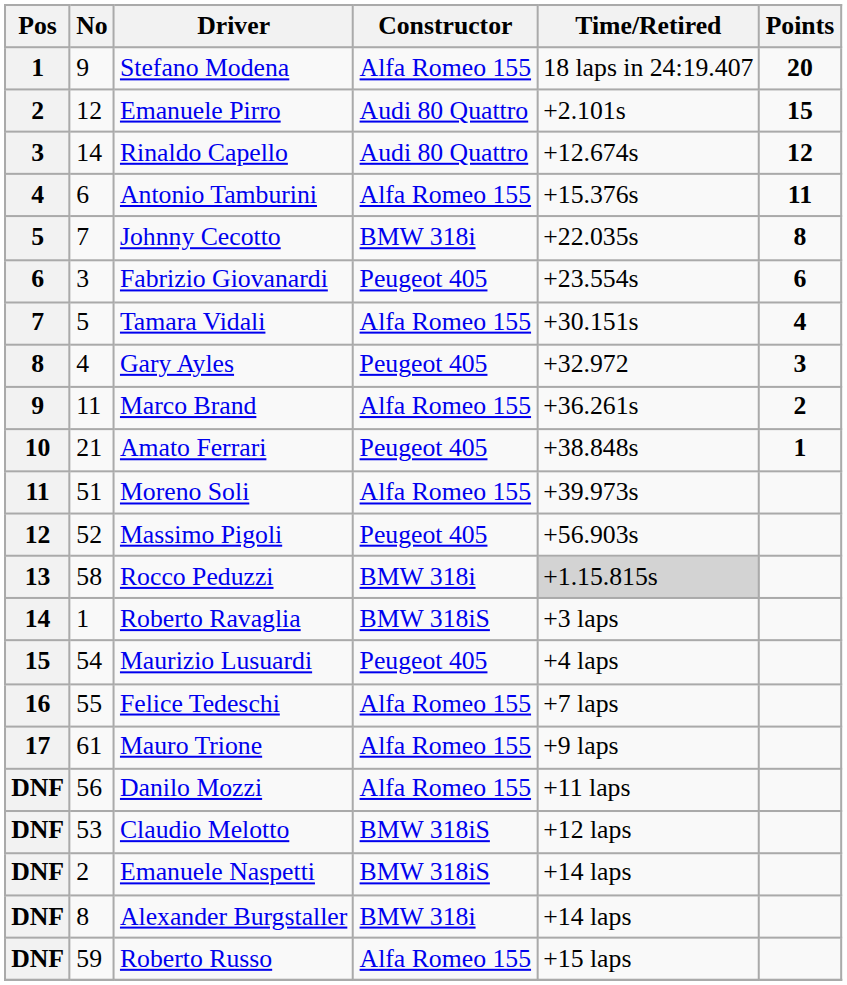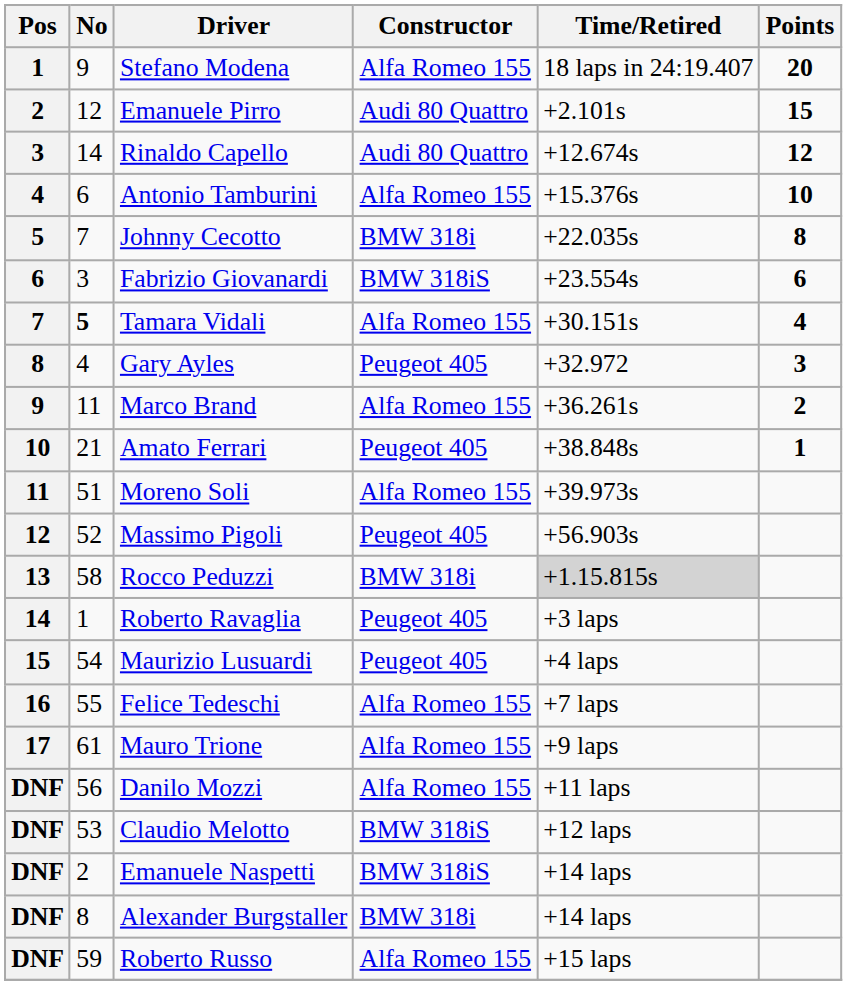(800, 195) 11 -> (800, 195) 10
(424, 279) Peugeot 405 -> (425, 279) BMW 318iS
(83, 322) normal -> (83, 322) bold
(425, 619) BMW 318iS -> (424, 619) Peugeot 405
